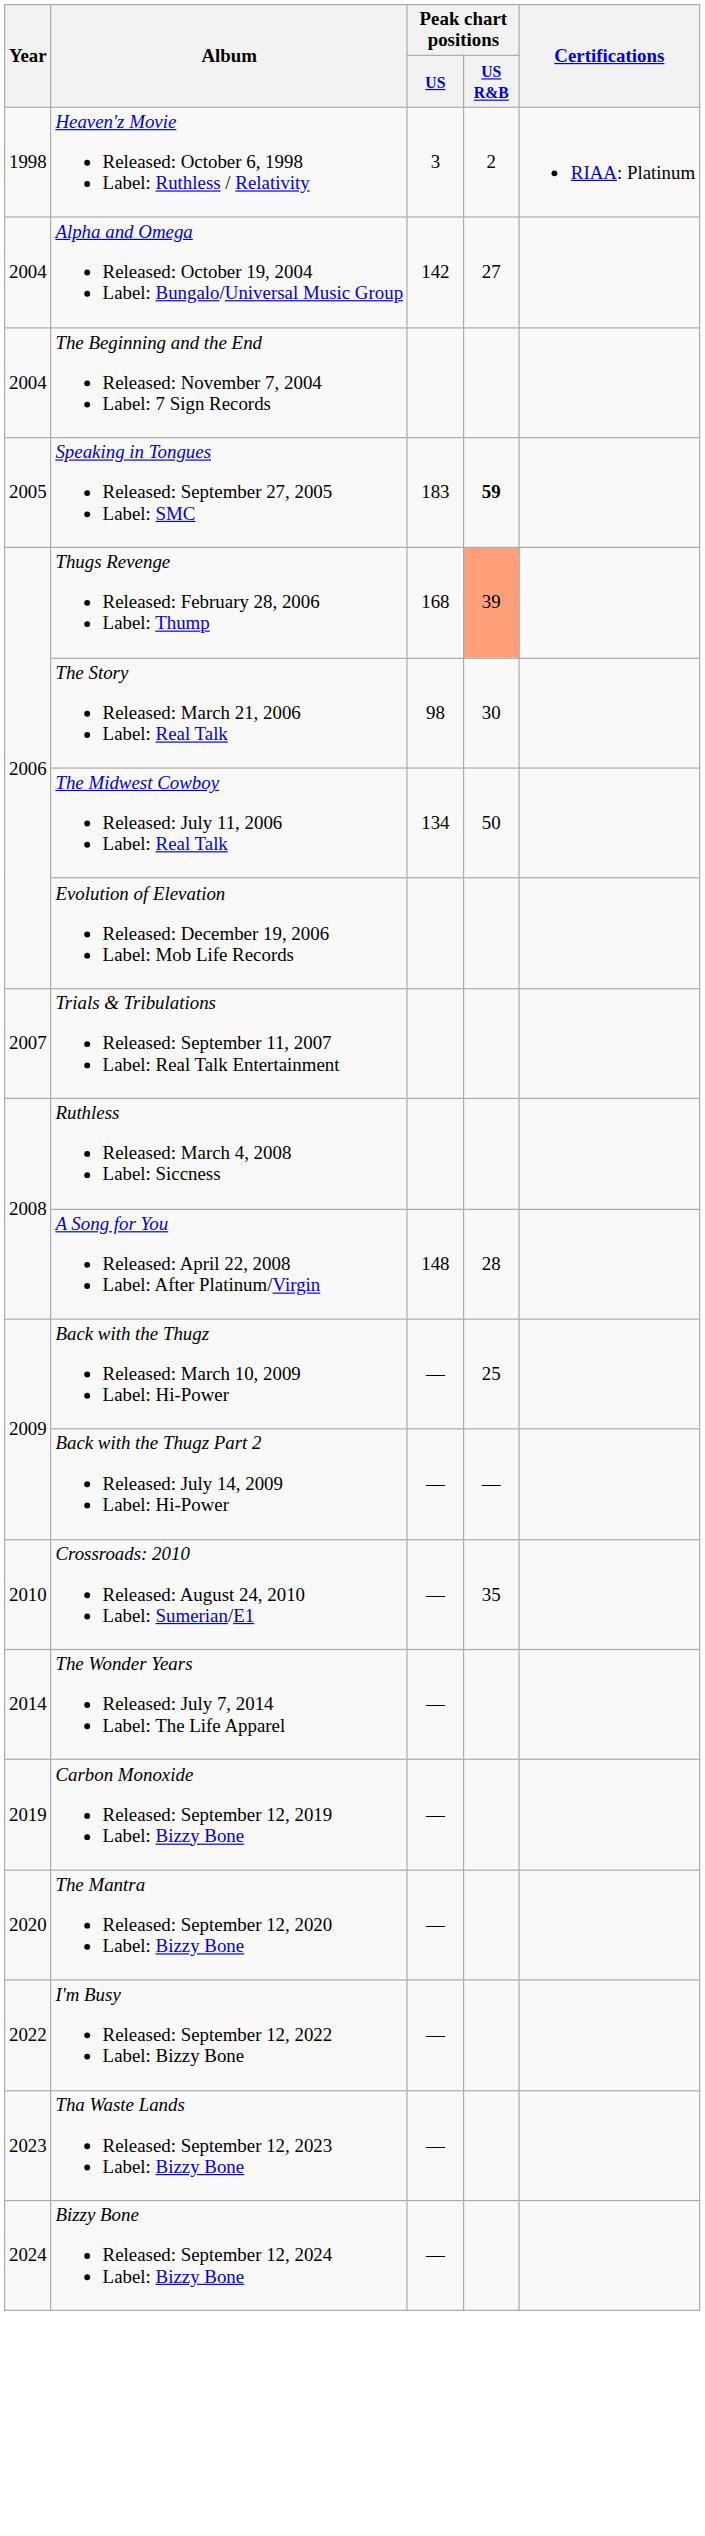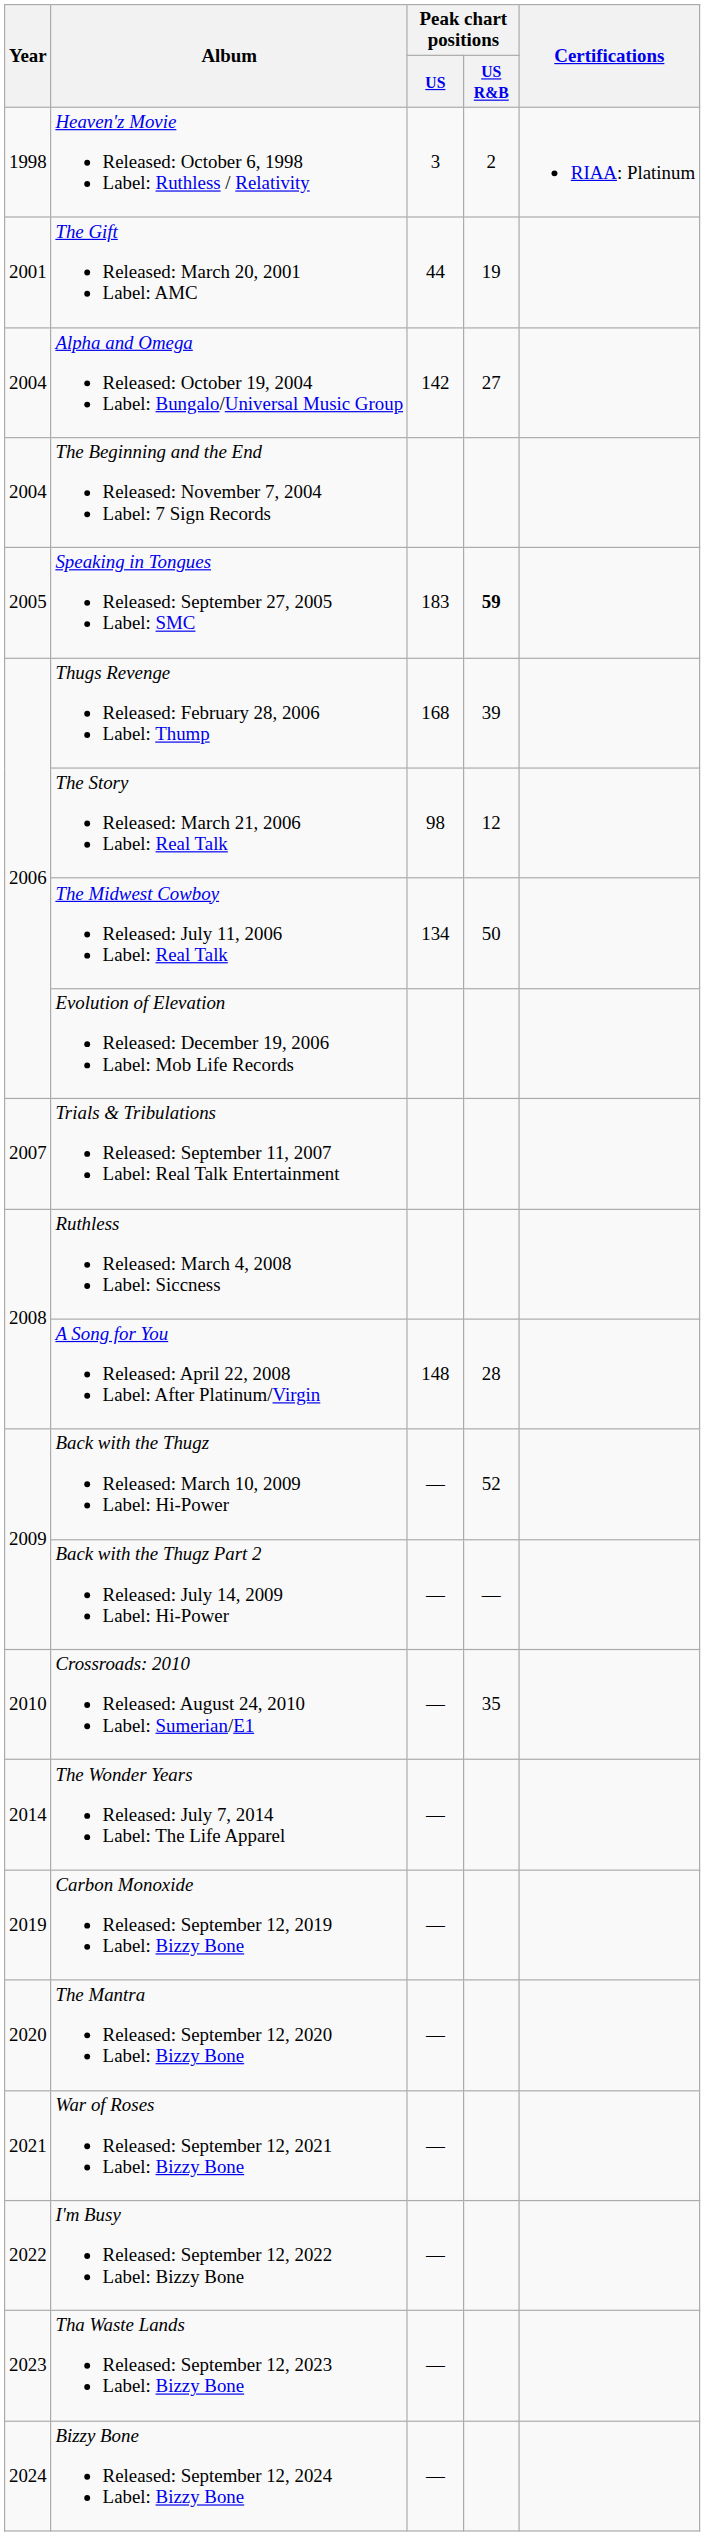+ row: (229, 263)
(491, 602) lightsalmon background -> (491, 712) no background
(491, 712) 30 -> (491, 823) 12
(491, 1373) 25 -> (491, 1484) 52
+ row: (229, 2136)
